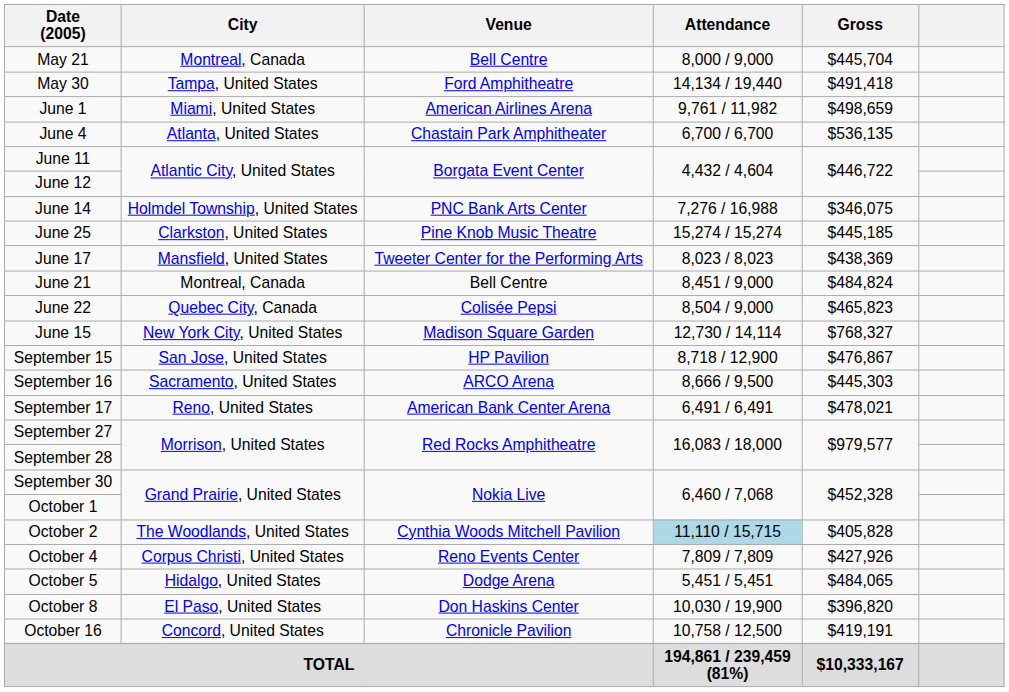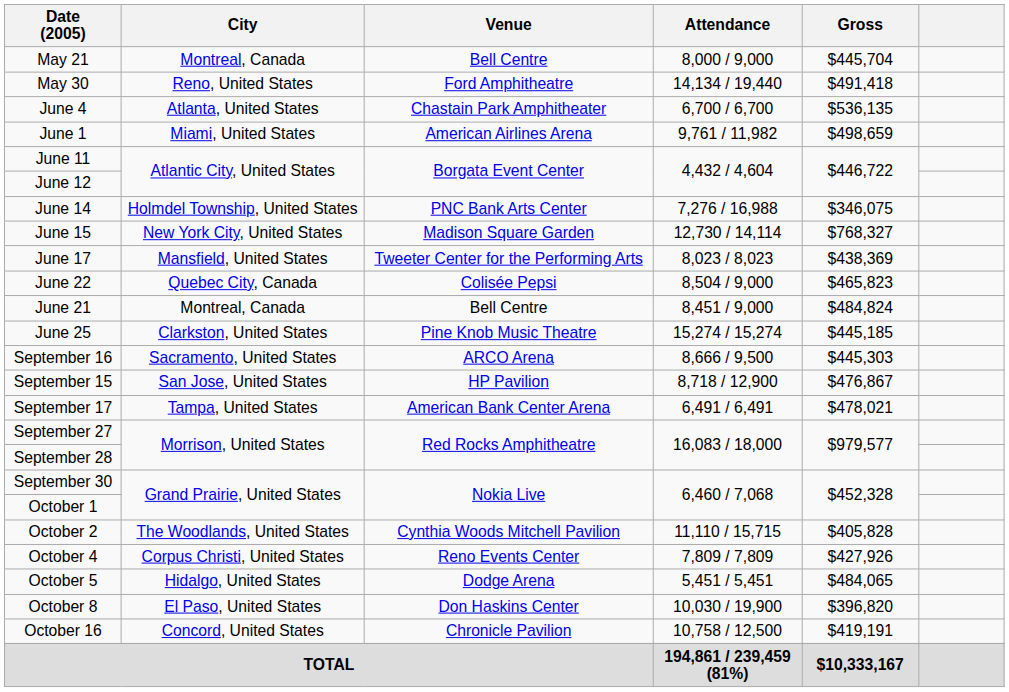(243, 84) Tampa, United States -> (243, 84) Reno, United States
rows swapped: (63, 109) <-> (63, 134)
rows swapped: (63, 332) <-> (63, 233)
rows swapped: (63, 283) <-> (63, 308)
rows swapped: (63, 357) <-> (63, 382)
(243, 407) Reno, United States -> (243, 407) Tampa, United States
(728, 531) lightblue background -> (728, 531) no background
